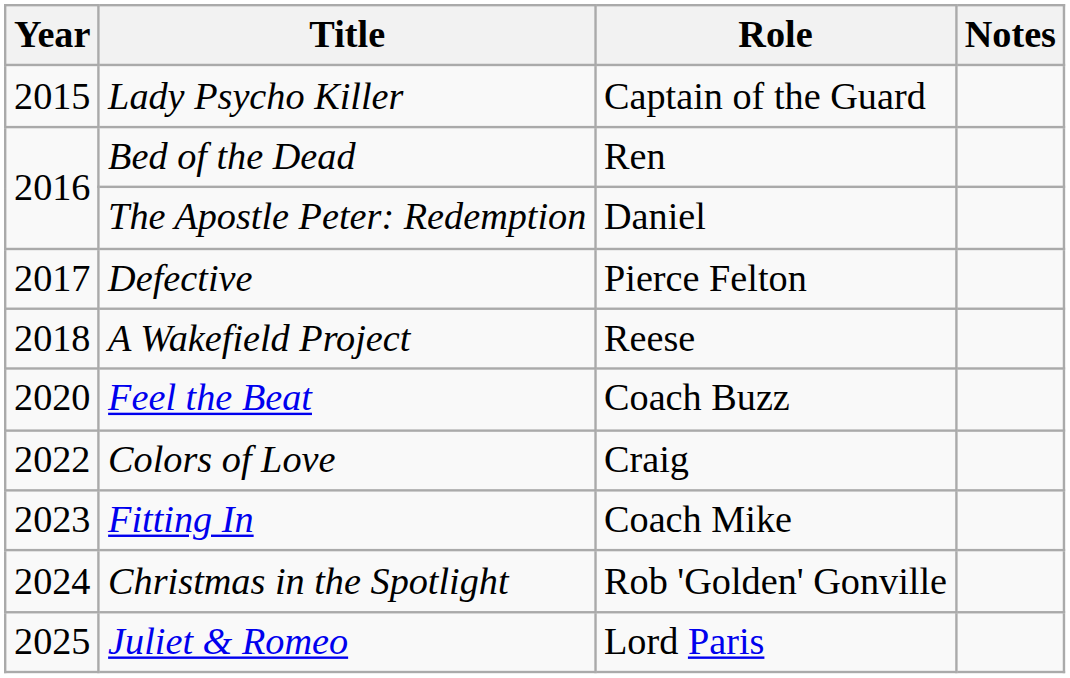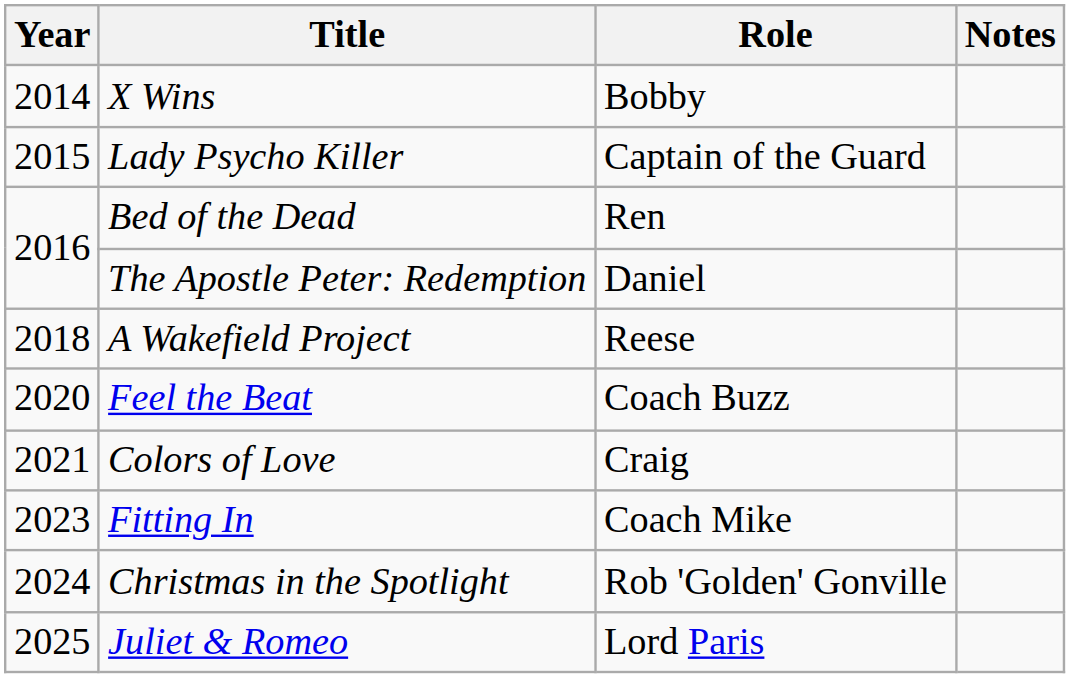+ row: (162, 95)
- row: (180, 277)
(52, 459) 2022 -> (52, 459) 2021
